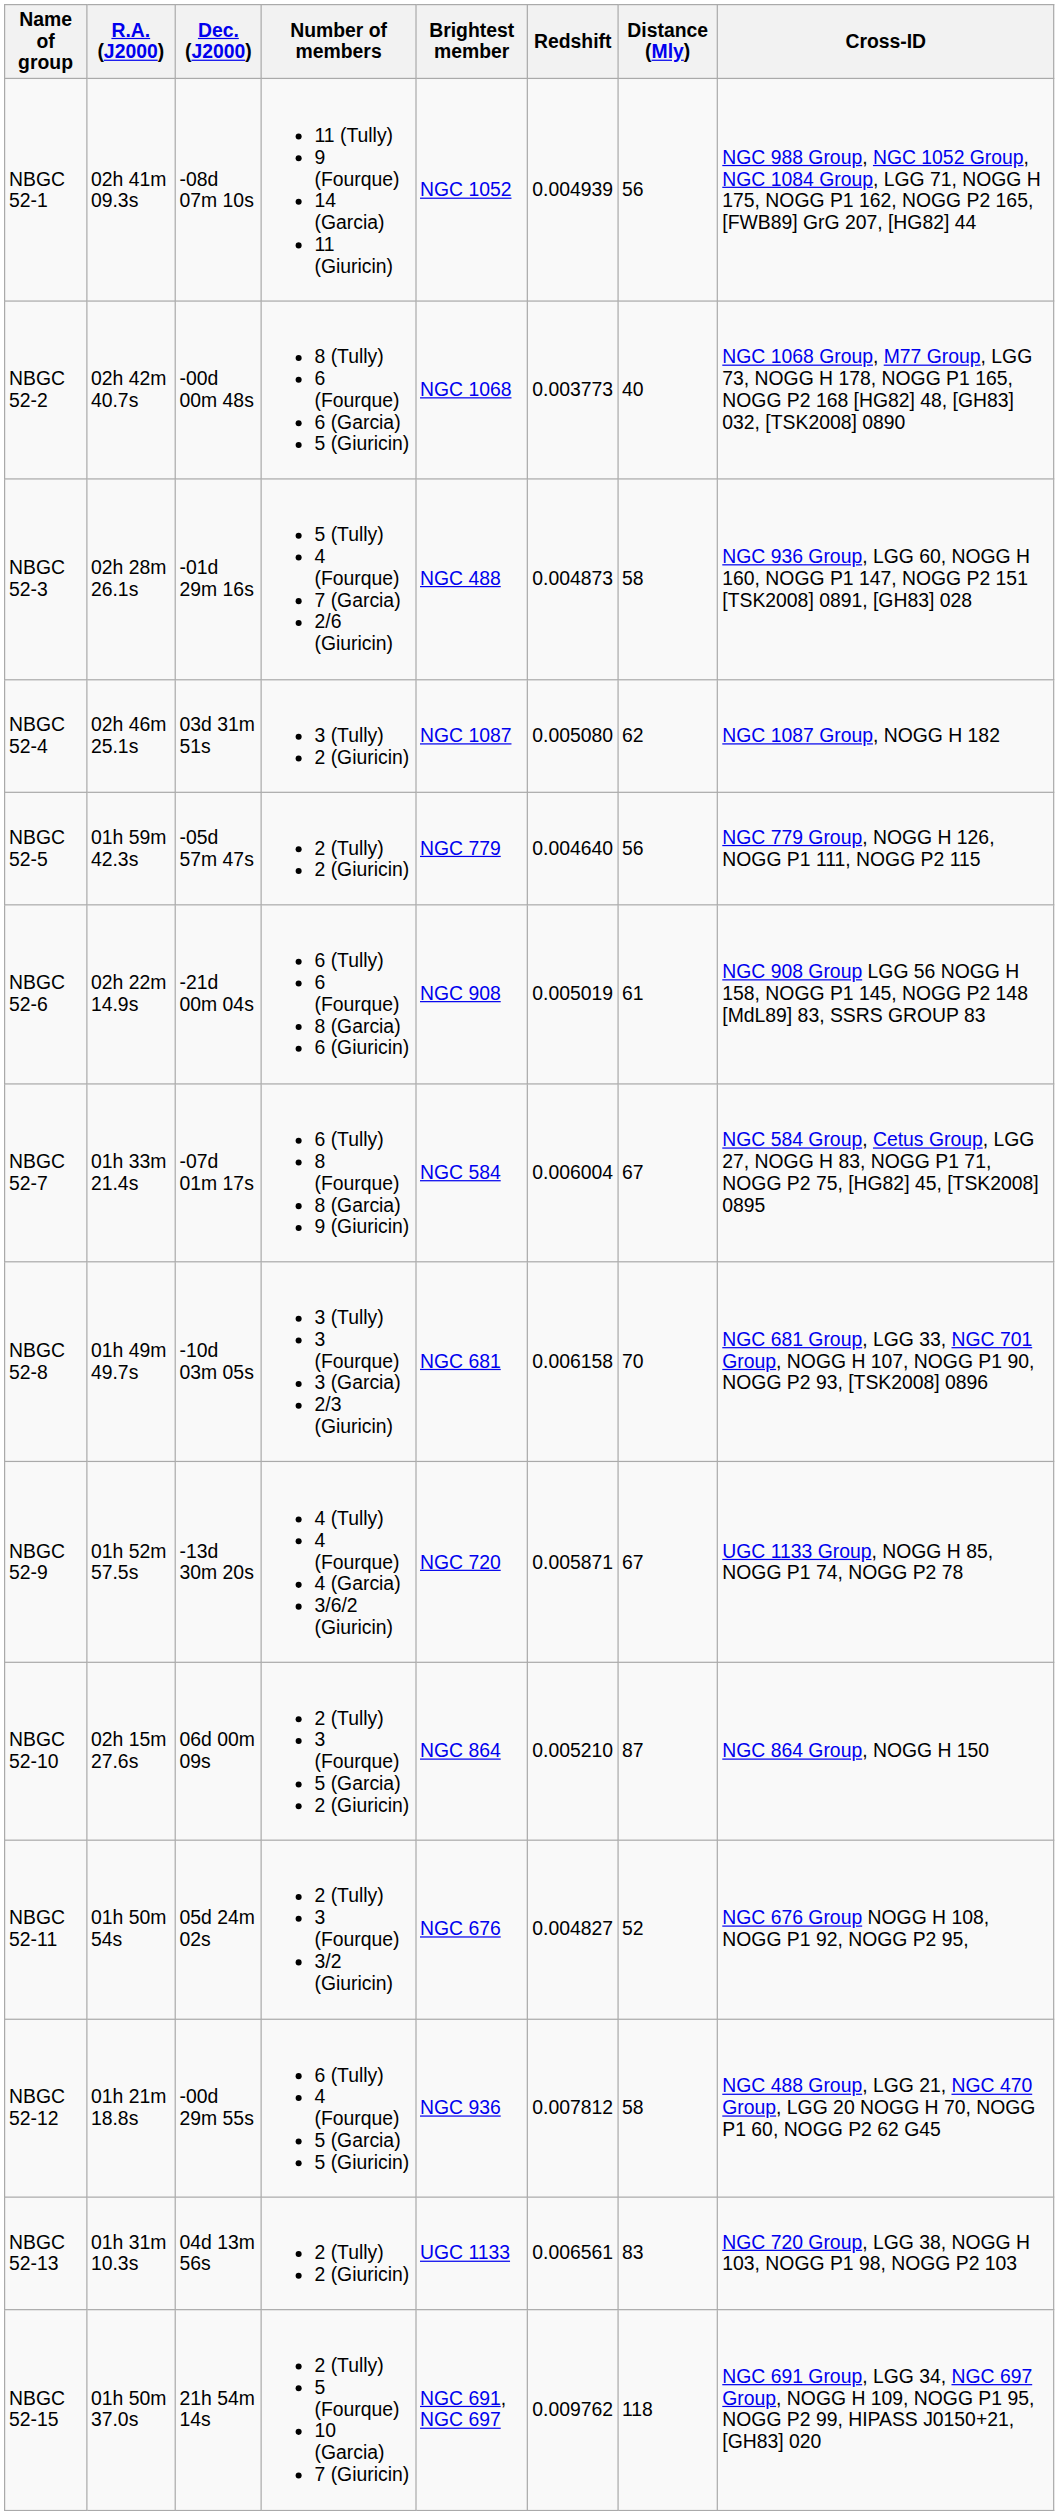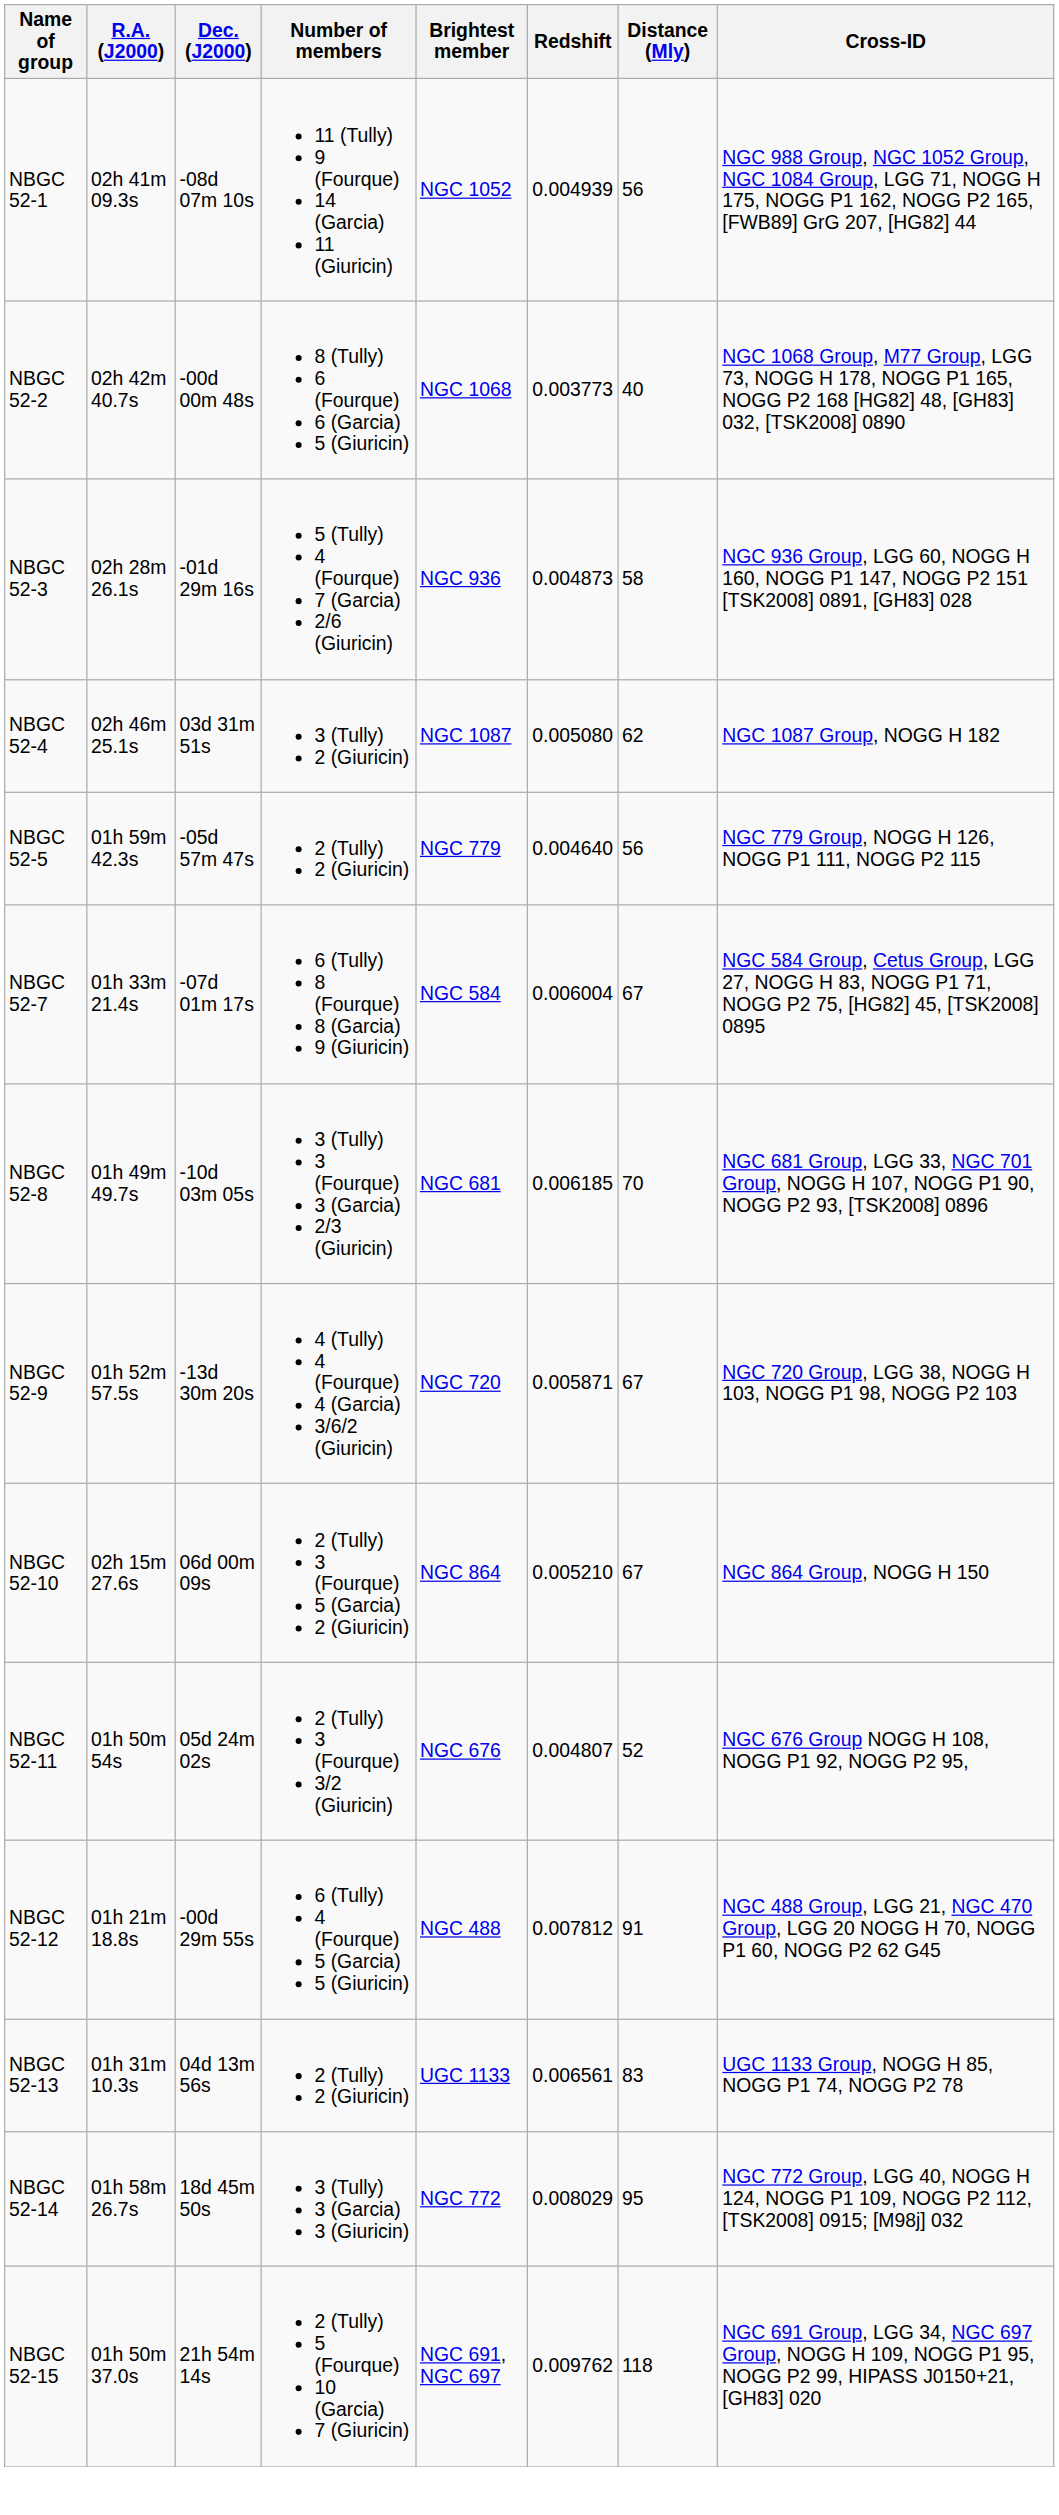(460, 579) NGC 488 -> (460, 579) NGC 936
- row: (37, 994)
(573, 1361) 0.006158 -> (573, 1183) 0.006185
(858, 1561) UGC 1133 Group, NOGG H 85, NOGG P1 74, NOGG P2 78 -> (876, 1383) NGC 720 Group, LGG 38, NOGG H 103, NOGG P1 98, NOGG P2 103
(633, 1751) 87 -> (633, 1572) 67
(573, 1929) 0.004827 -> (573, 1751) 0.004807
(460, 2107) NGC 936 -> (460, 1929) NGC 488
(633, 2107) 58 -> (633, 1929) 91
(876, 2253) NGC 720 Group, LGG 38, NOGG H 103, NOGG P1 98, NOGG P2 103 -> (858, 2075) UGC 1133 Group, NOGG H 85, NOGG P1 74, NOGG P2 78
+ row: (37, 2198)
